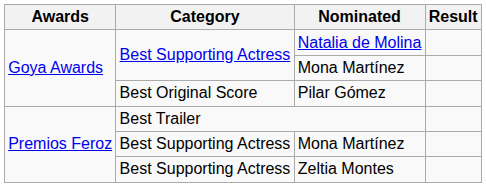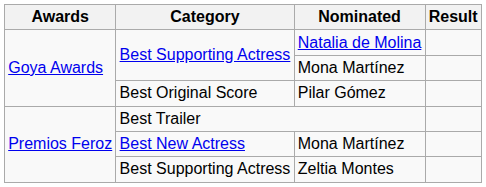(205, 144) Best Supporting Actress -> (182, 144) Best New Actress
